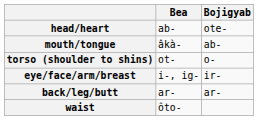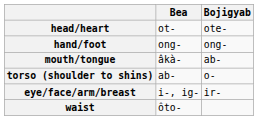(167, 28) ab- -> (167, 28) ot-
+ row: (80, 44)
(167, 60) ot- -> (167, 76) ab-
- row: (80, 92)
